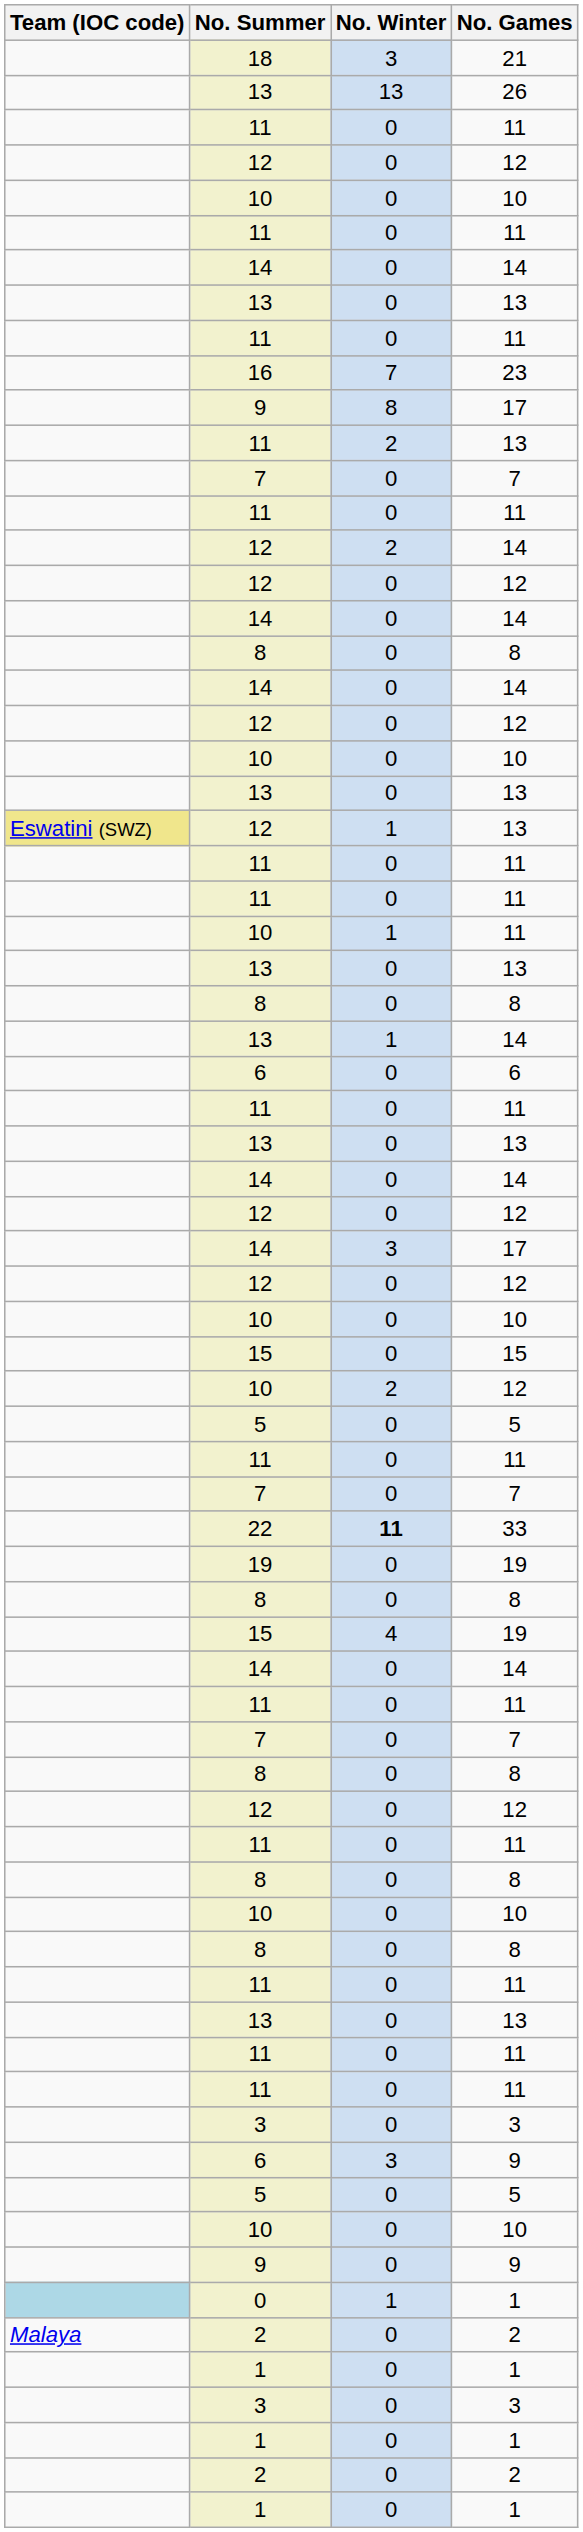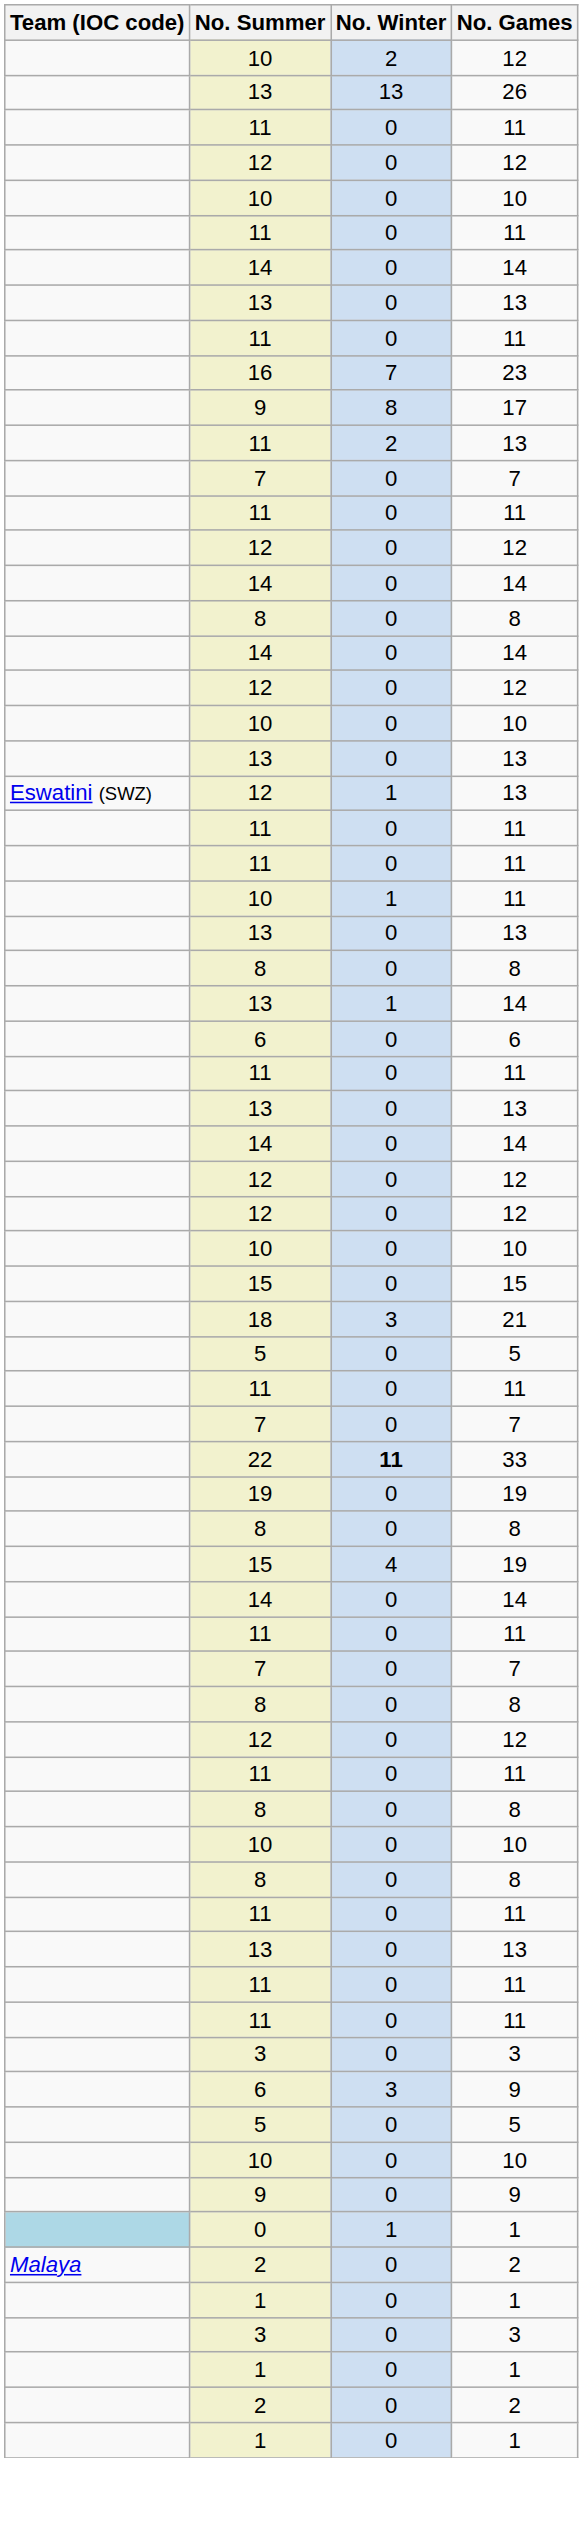rows swapped: (260, 1389) <-> (260, 57)
- row: (260, 548)
(81, 828) khaki background -> (81, 793) no background
- row: (260, 1249)
